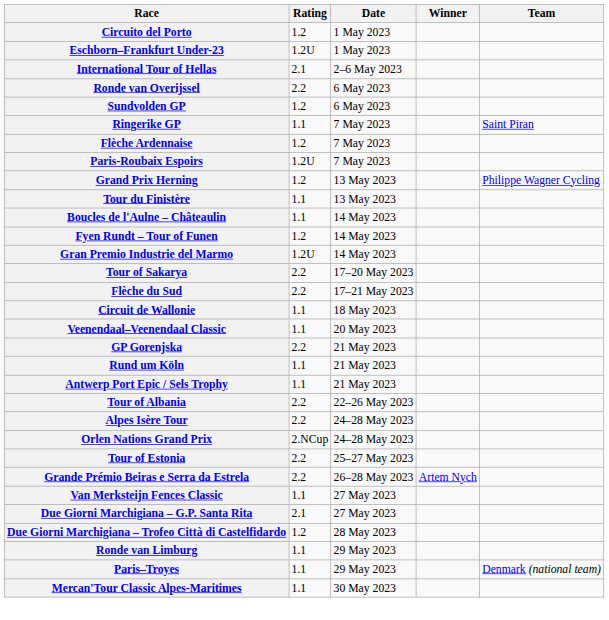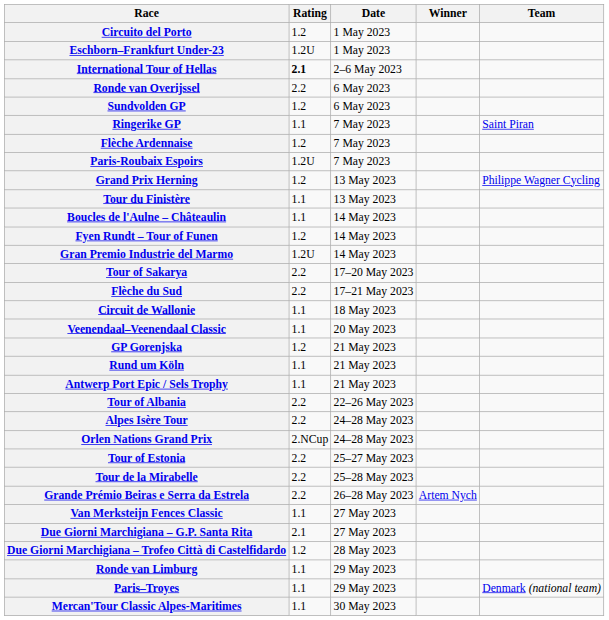(299, 69) normal -> (299, 69) bold
(299, 347) 2.2 -> (299, 347) 1.2
+ row: (147, 476)
